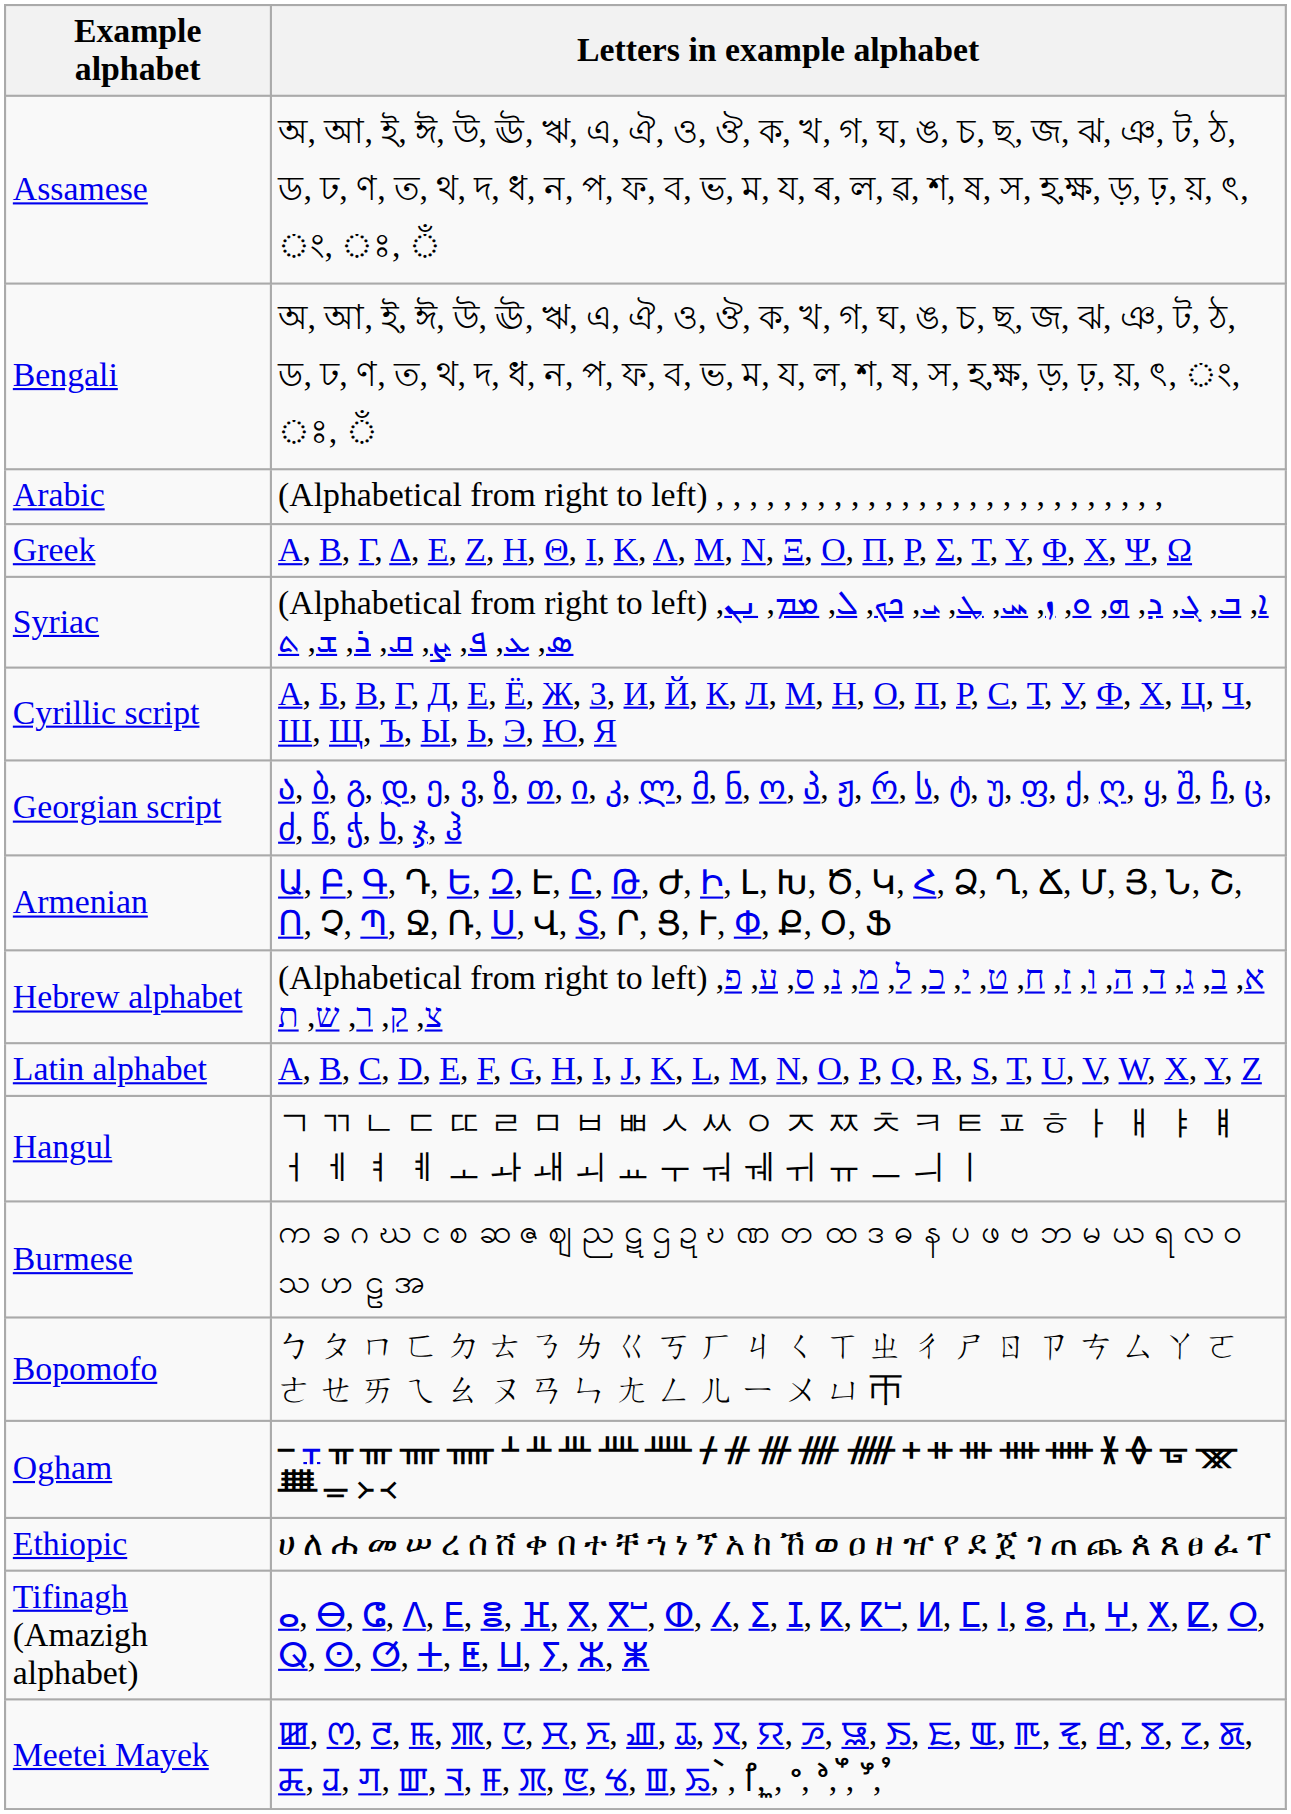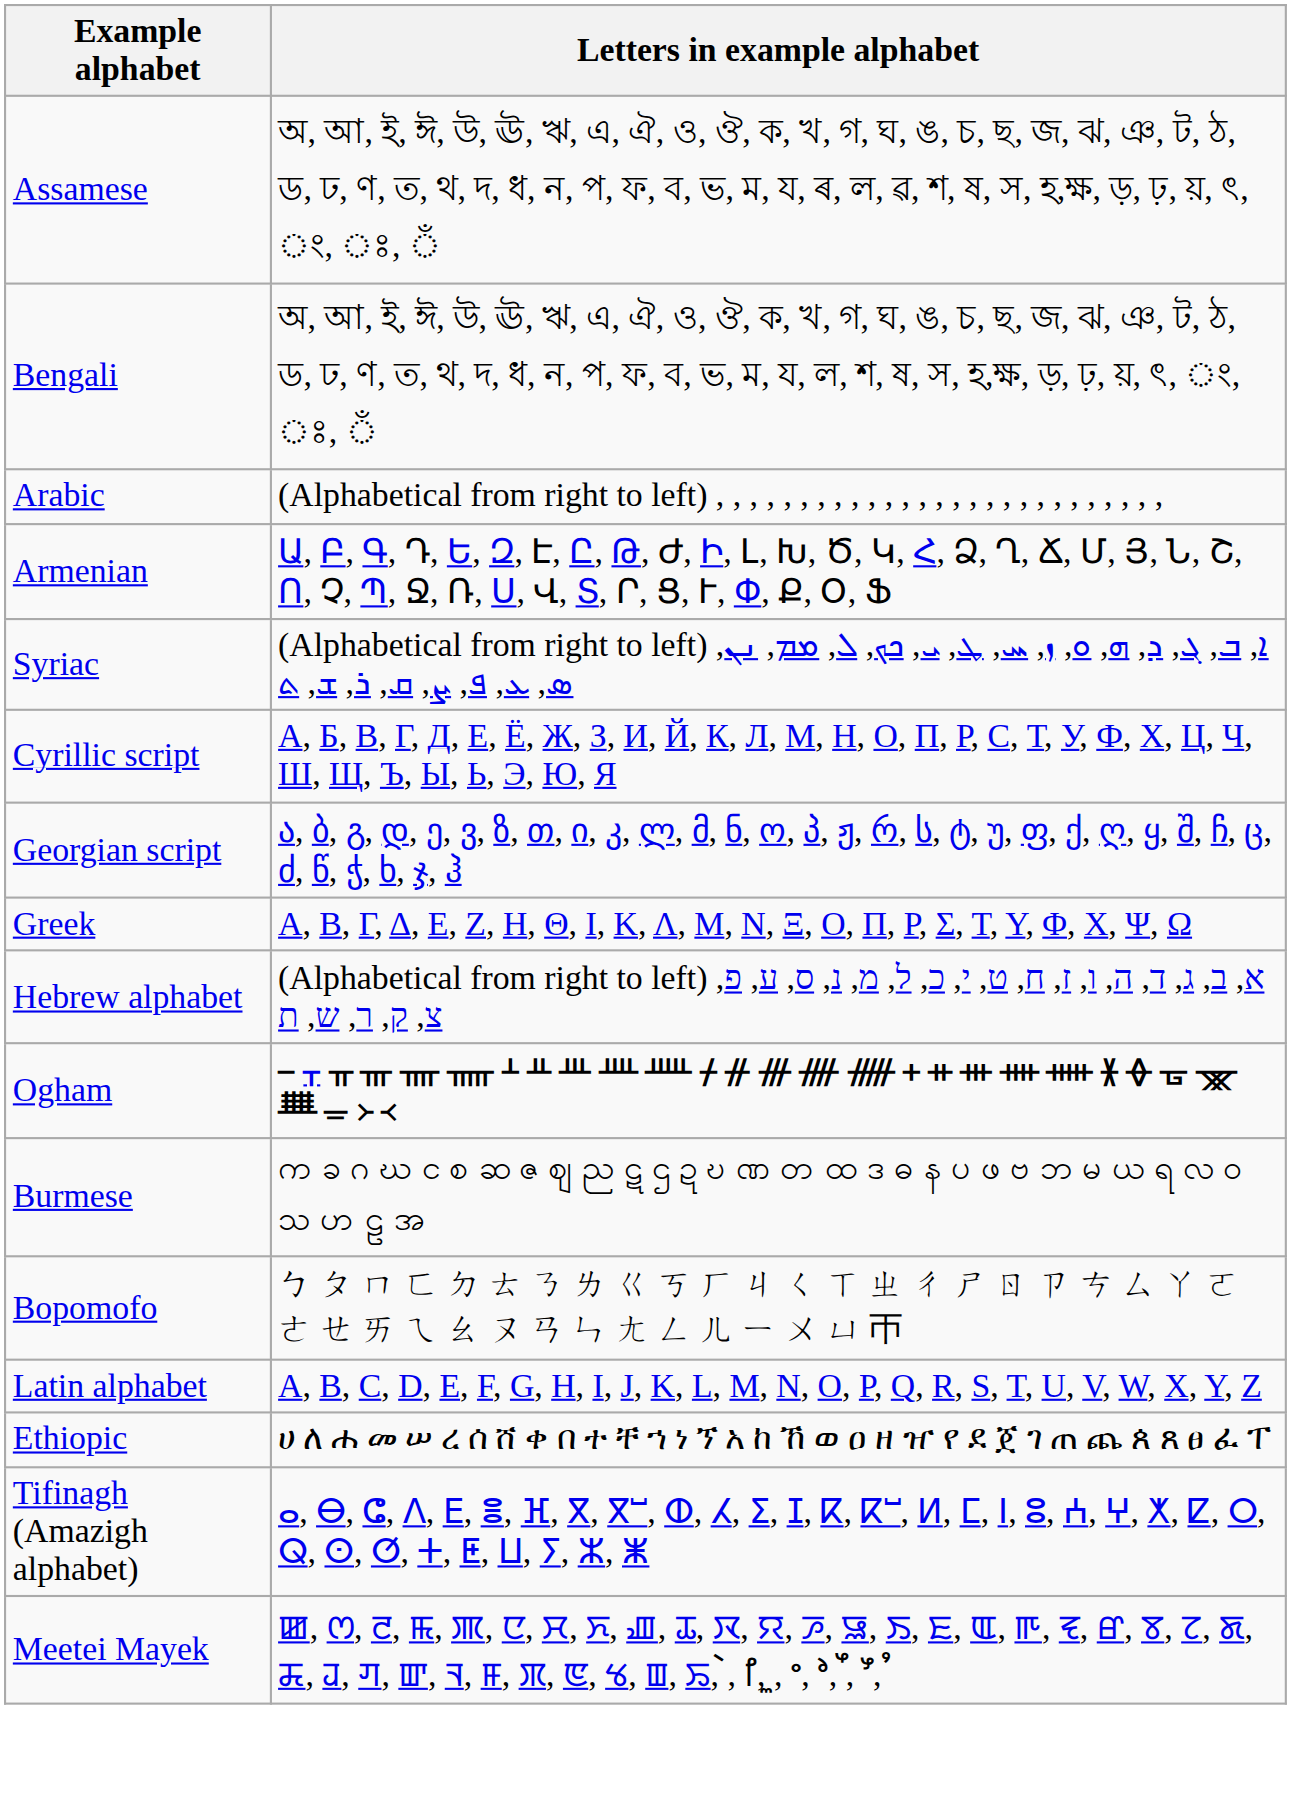rows swapped: (80, 902) <-> (54, 549)
rows swapped: (110, 1068) <-> (63, 1468)
- row: (63, 1147)
